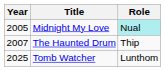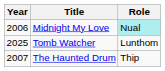(17, 27) 2005 -> (17, 27) 2006
rows swapped: (74, 43) <-> (64, 58)
